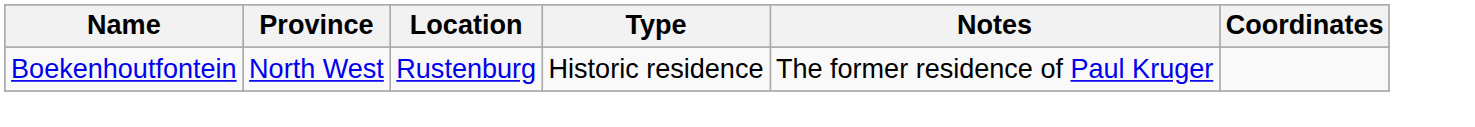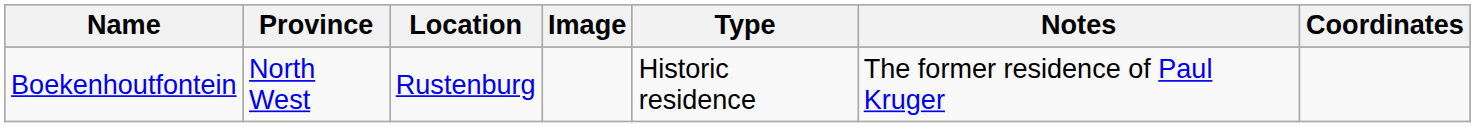+ column: (587, 25)
